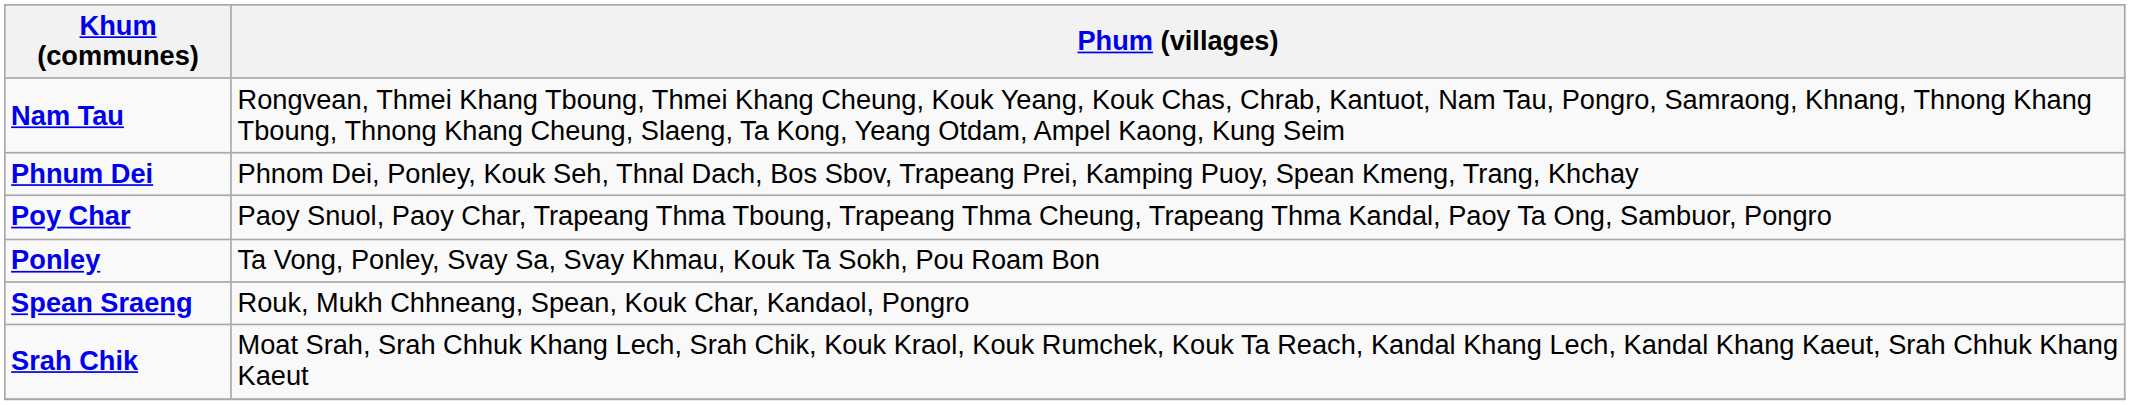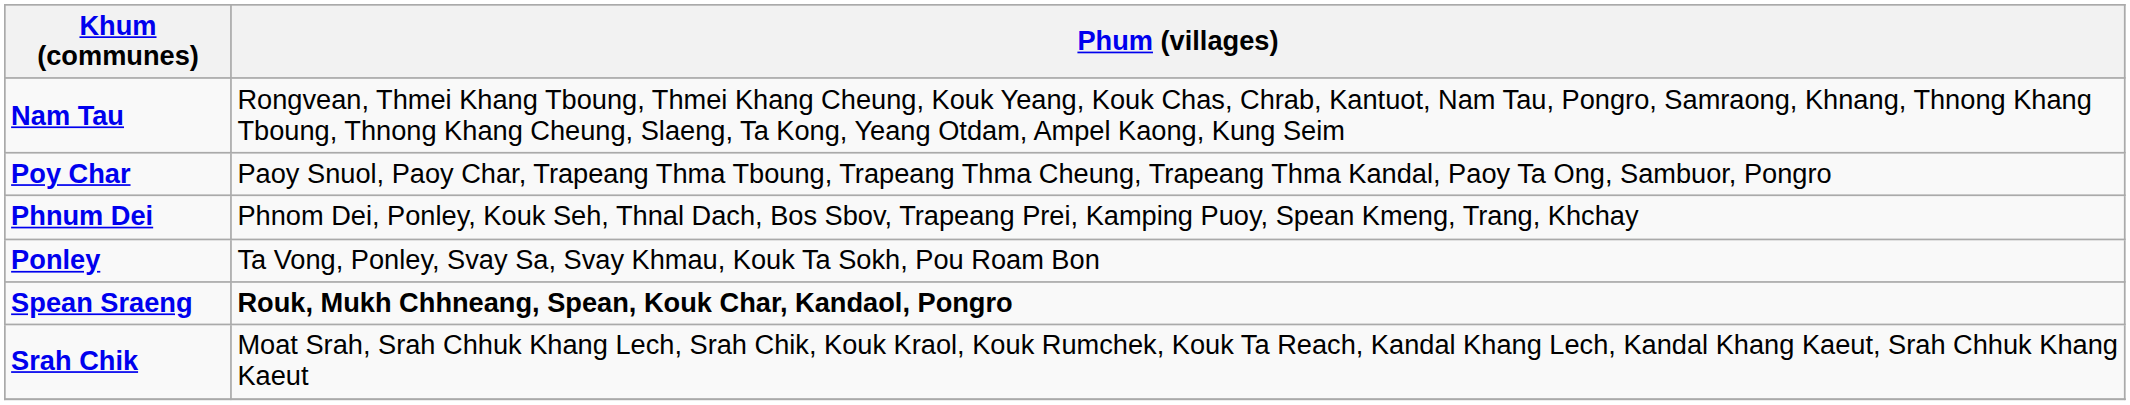rows swapped: (71, 216) <-> (82, 173)
(603, 302) normal -> (625, 302) bold
